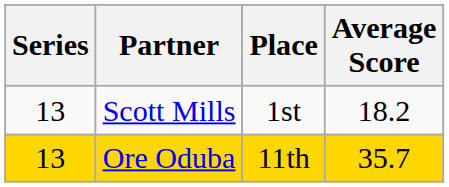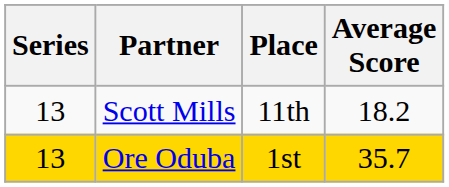(284, 109) 1st -> (284, 109) 11th
(284, 157) 11th -> (284, 157) 1st
